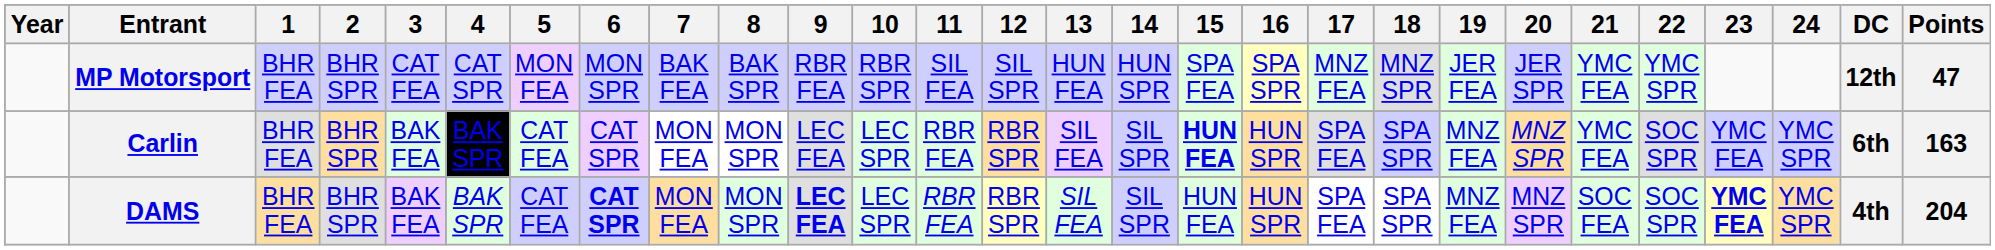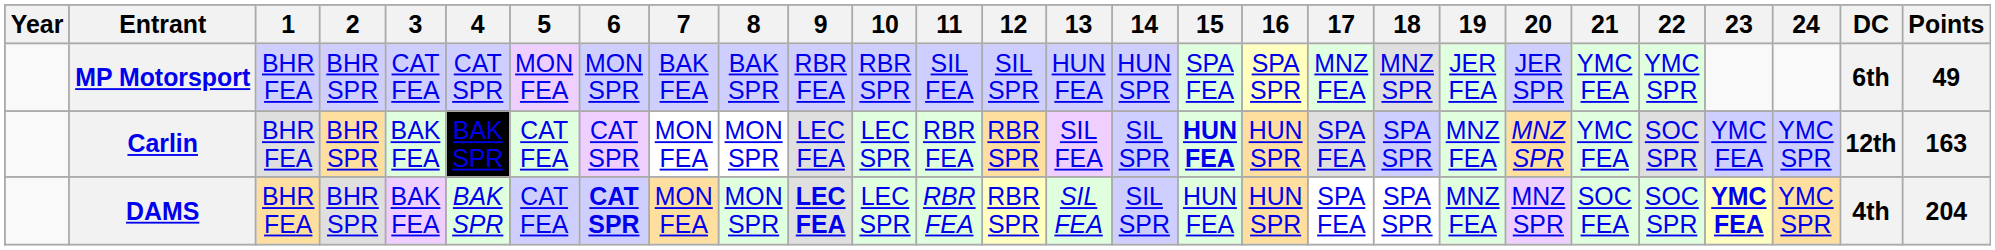(1871, 77) 12th -> (1871, 77) 6th
(1946, 77) 47 -> (1946, 77) 49
(1871, 144) 6th -> (1871, 144) 12th
